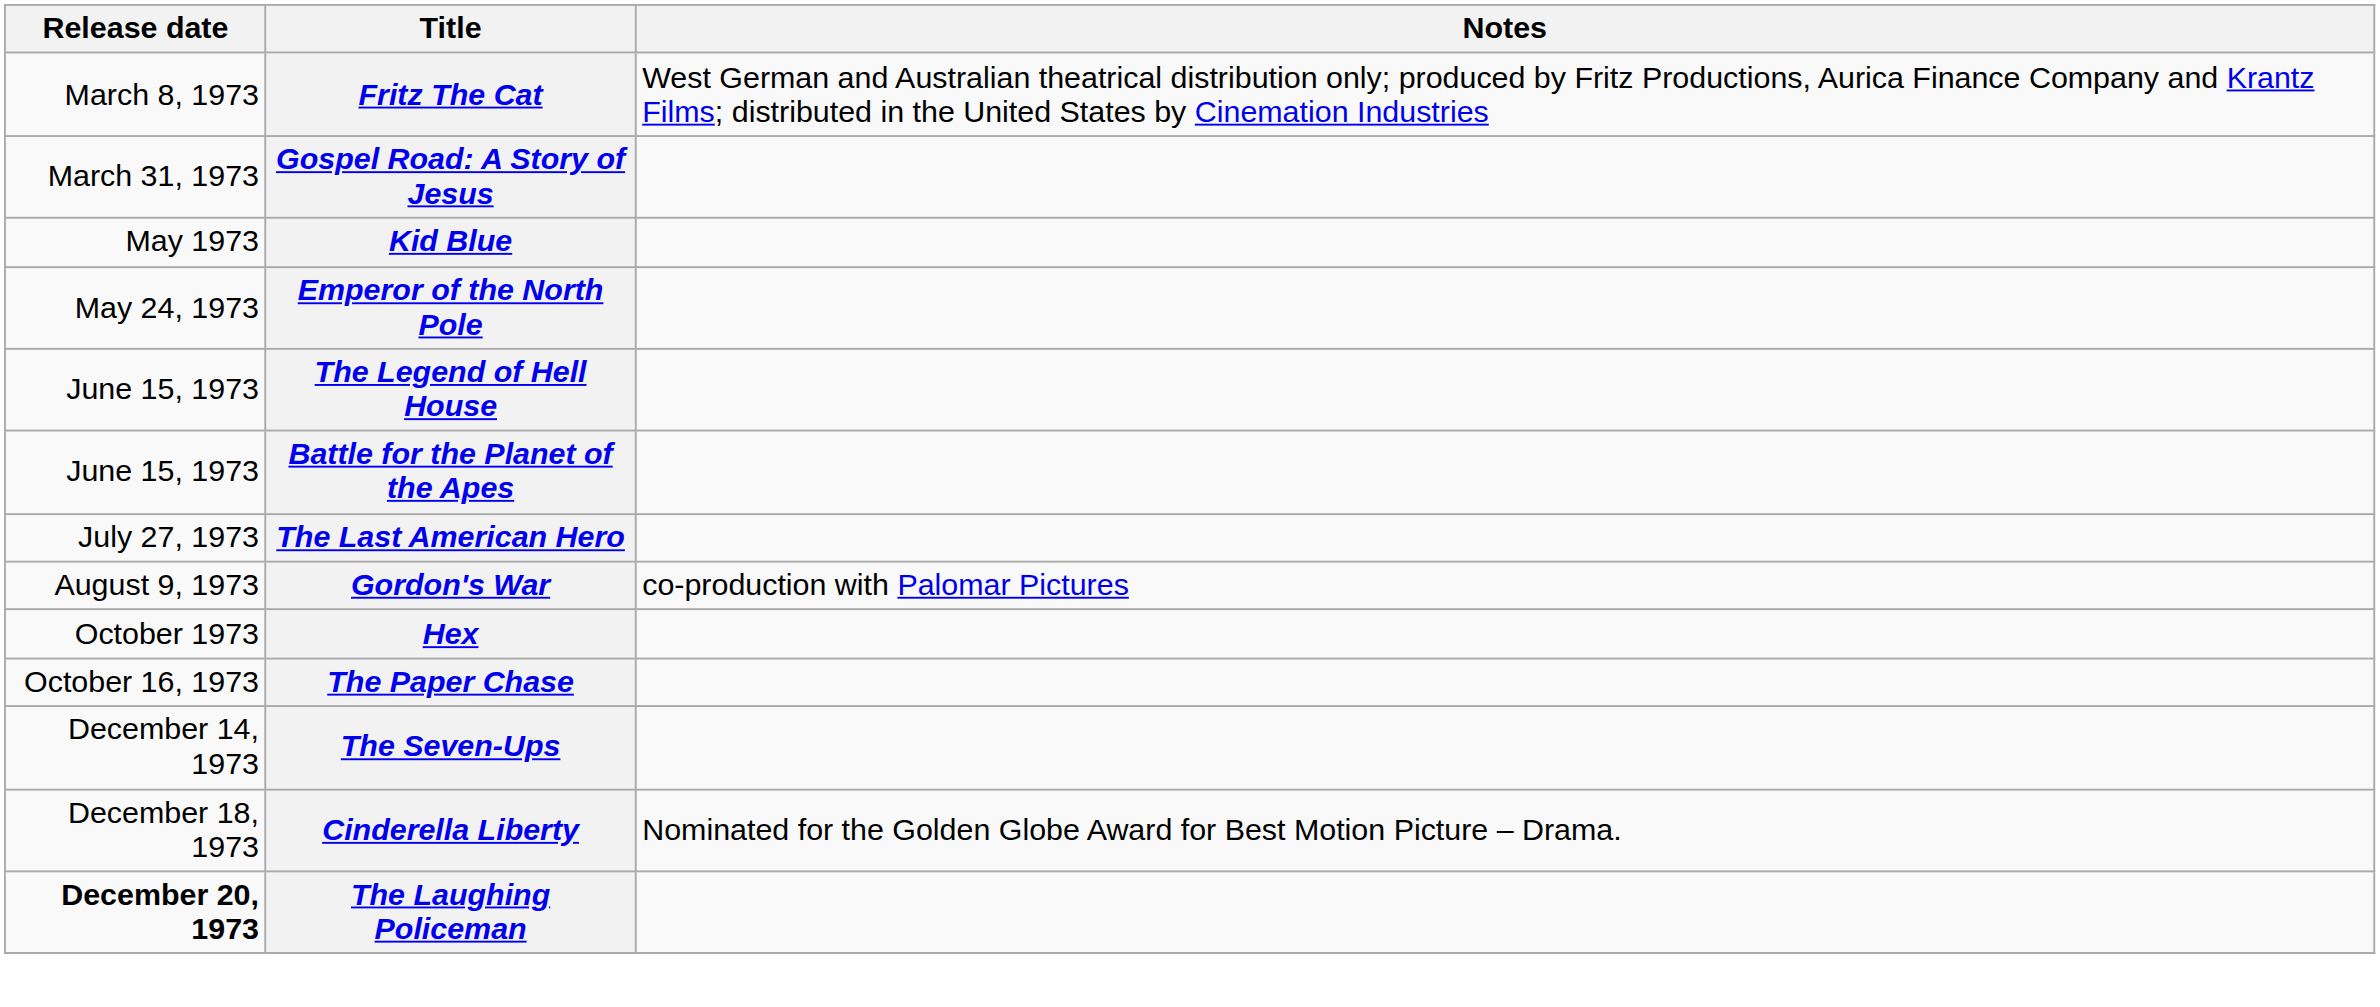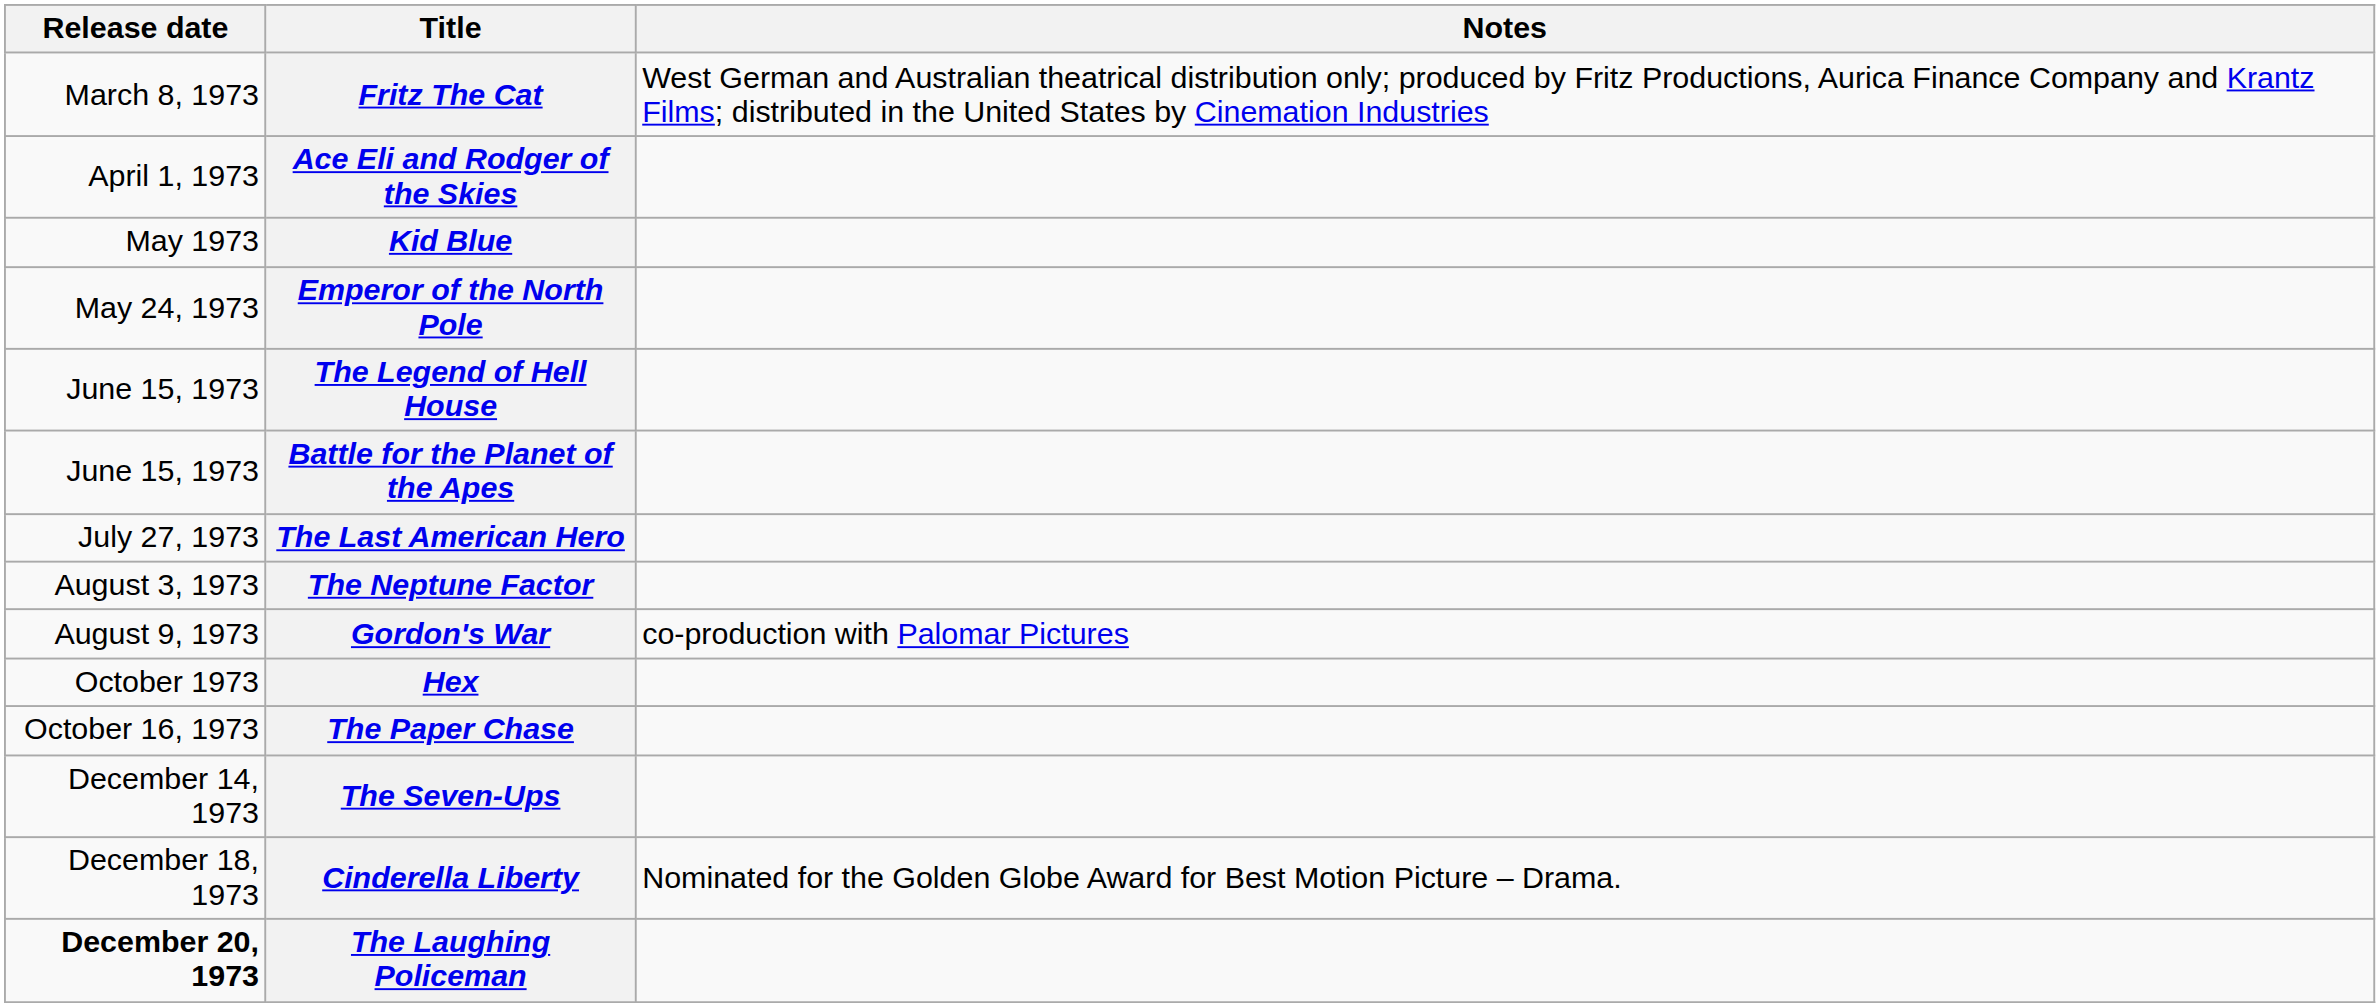- row: (451, 176)
+ row: (451, 176)
+ row: (451, 585)
